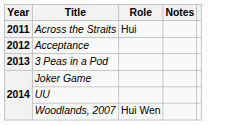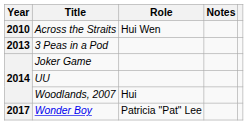(18, 29) 2011 -> (18, 29) 2010
(129, 29) Hui -> (141, 29) Hui Wen
- row: (62, 45)
(141, 111) Hui Wen -> (129, 95) Hui
+ row: (63, 111)
